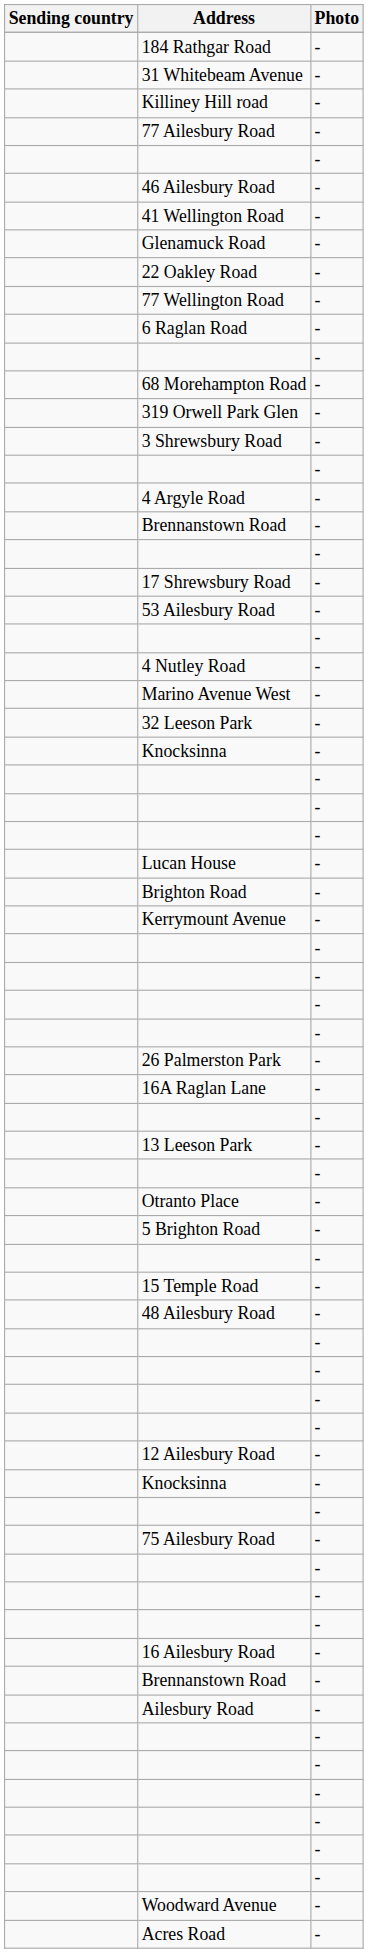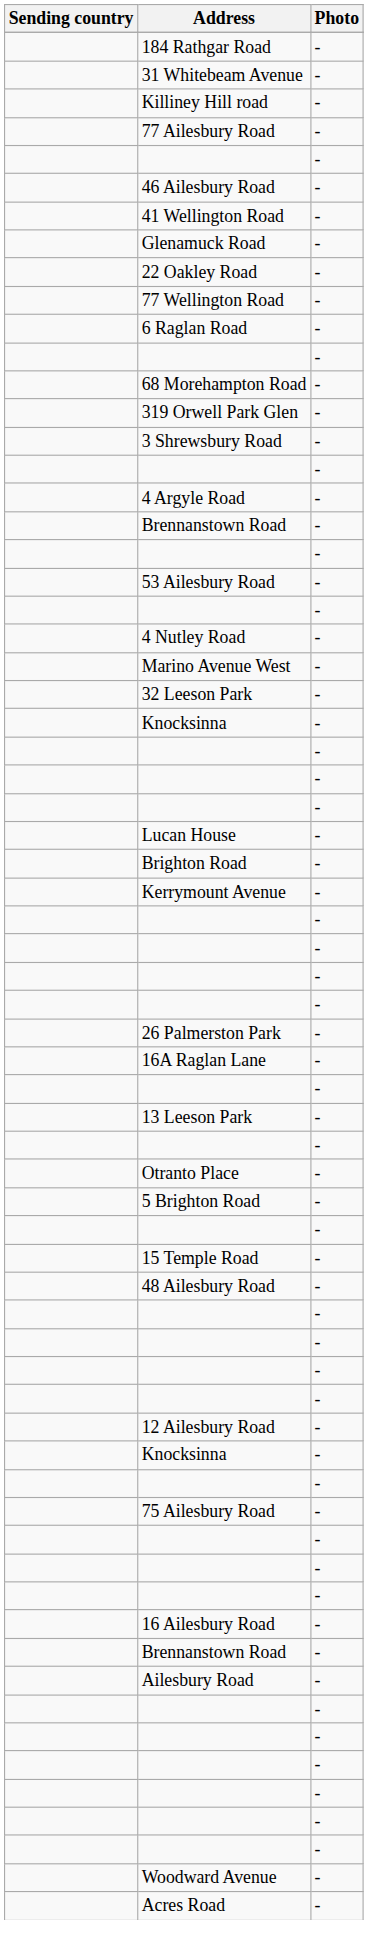- row: (71, 582)
